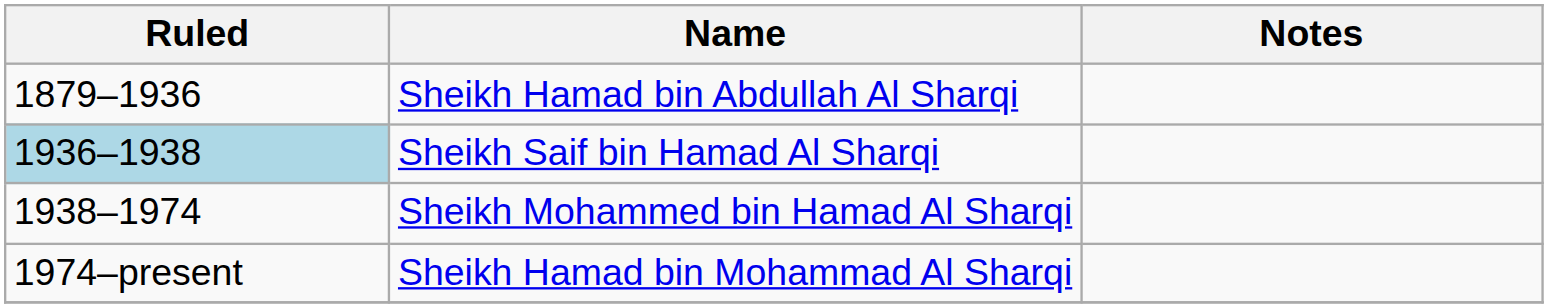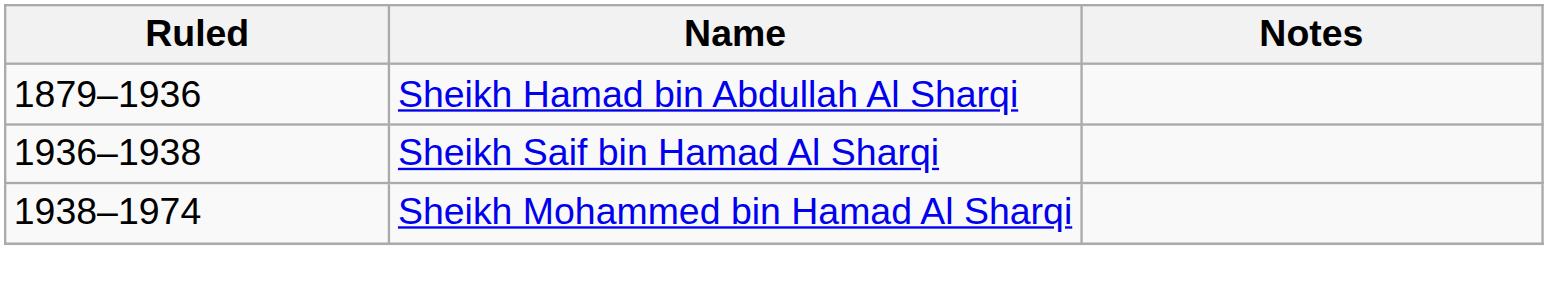(108, 152) lightblue background -> (108, 152) no background
- row: (735, 271)
